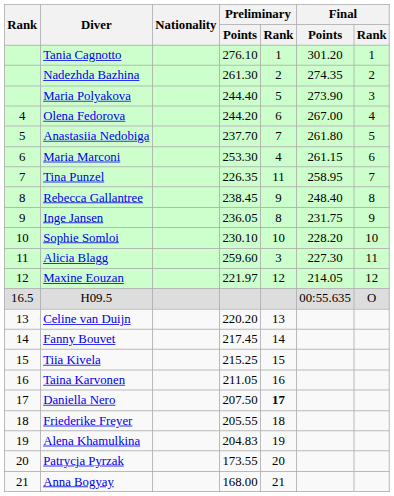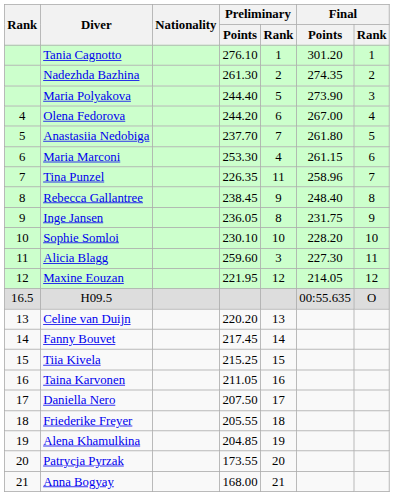(325, 177) 258.95 -> (325, 177) 258.96
(240, 278) 221.97 -> (240, 278) 221.95
(278, 400) bold -> (278, 400) normal
(240, 440) 204.83 -> (240, 440) 204.85
